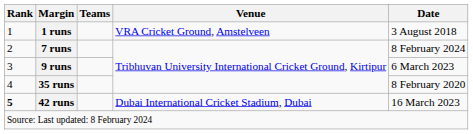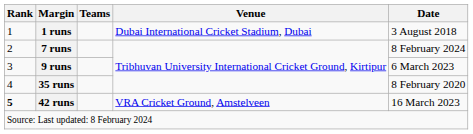(193, 31) VRA Cricket Ground, Amstelveen -> (213, 31) Dubai International Cricket Stadium, Dubai
(213, 102) Dubai International Cricket Stadium, Dubai -> (193, 102) VRA Cricket Ground, Amstelveen
